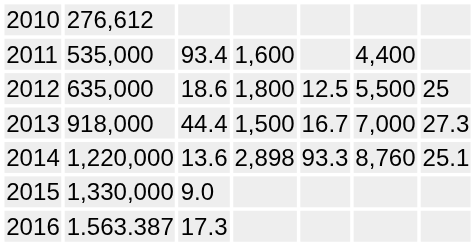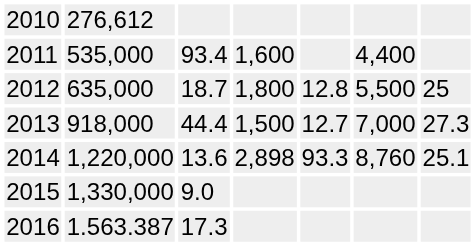(204, 89) 18.6 -> (204, 89) 18.7
(325, 89) 12.5 -> (325, 89) 12.8
(325, 123) 16.7 -> (325, 123) 12.7
